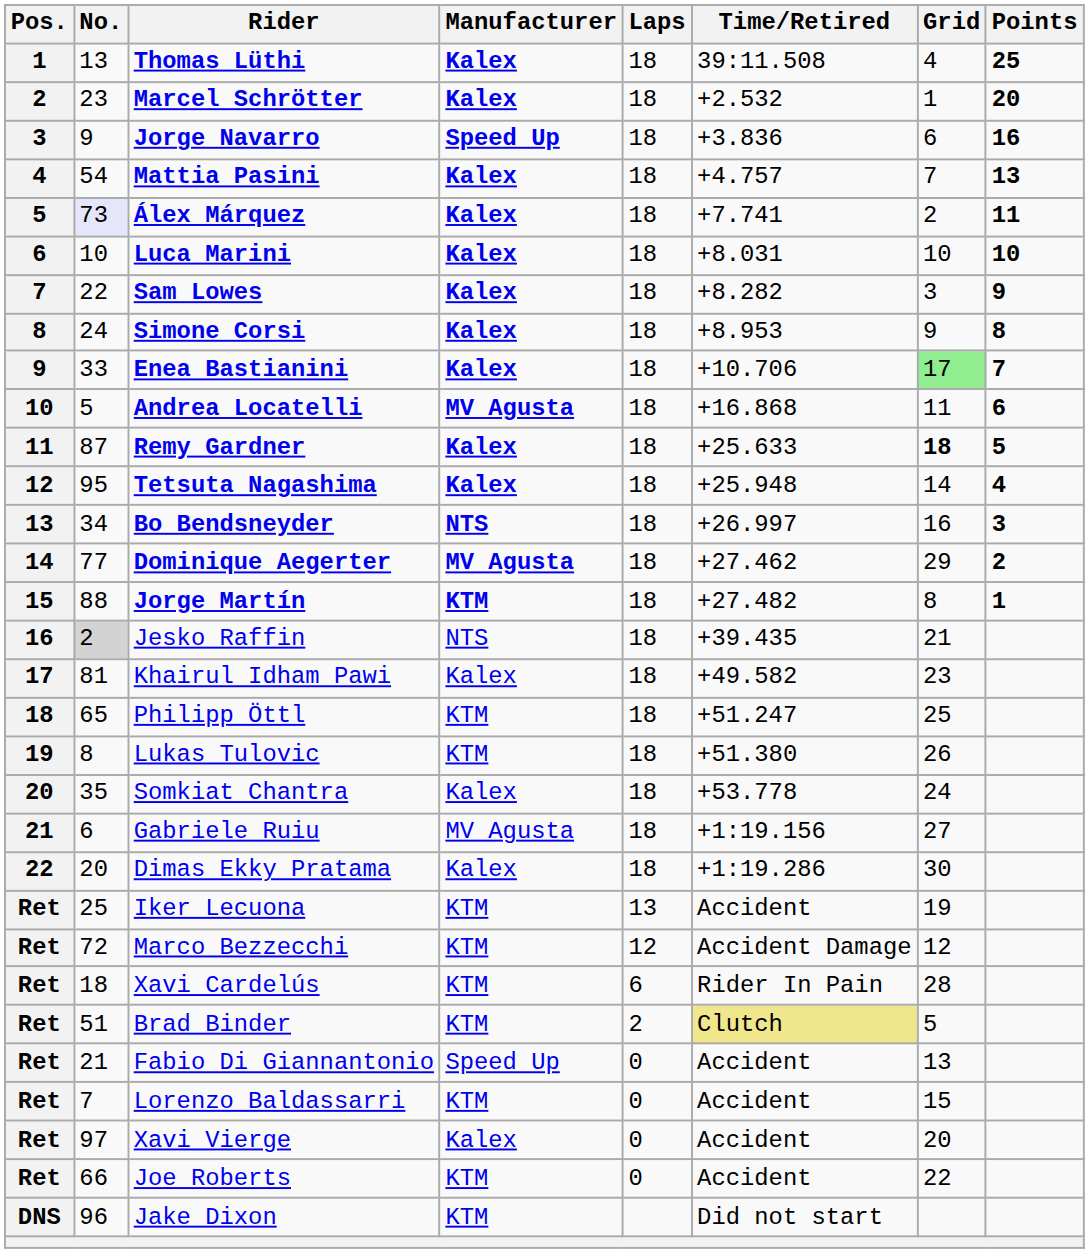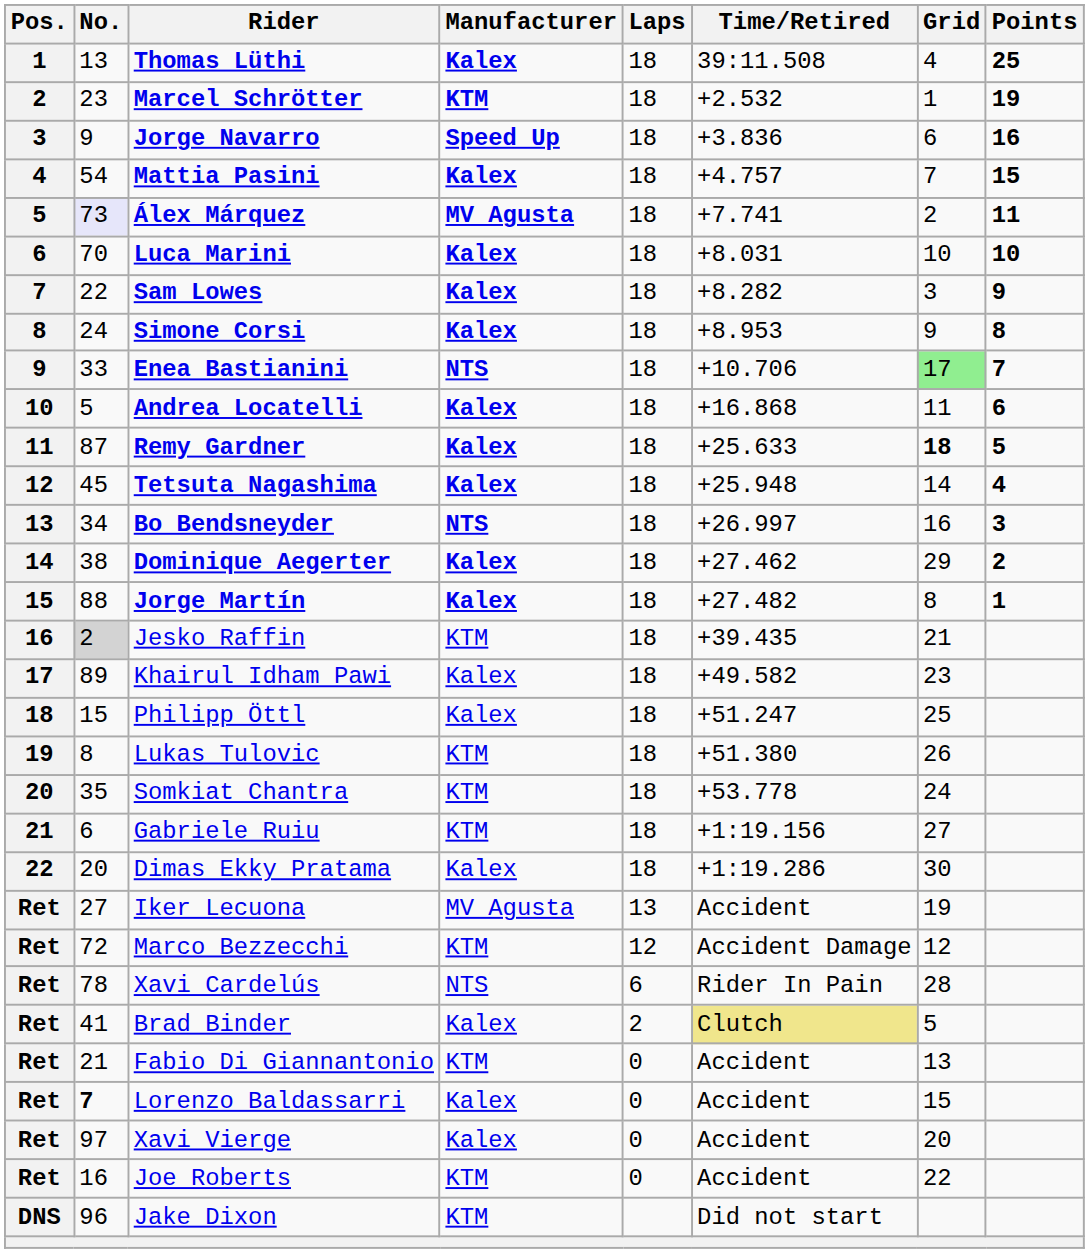(481, 102) Kalex -> (467, 102) KTM
(1006, 102) 20 -> (1006, 102) 19
(1006, 178) 13 -> (1006, 178) 15
(481, 217) Kalex -> (510, 217) MV Agusta
(94, 255) 10 -> (94, 255) 70
(481, 371) Kalex -> (467, 371) NTS
(510, 409) MV Agusta -> (481, 409) Kalex
(94, 486) 95 -> (94, 486) 45
(94, 563) 77 -> (94, 563) 38
(510, 563) MV Agusta -> (481, 563) Kalex
(467, 602) KTM -> (481, 602) Kalex
(467, 640) NTS -> (467, 640) KTM
(94, 679) 81 -> (94, 679) 89
(94, 717) 65 -> (94, 717) 15
(467, 717) KTM -> (481, 717) Kalex
(481, 794) Kalex -> (467, 794) KTM
(510, 833) MV Agusta -> (467, 833) KTM
(94, 910) 25 -> (94, 910) 27
(467, 910) KTM -> (510, 910) MV Agusta
(94, 987) 18 -> (94, 987) 78
(467, 987) KTM -> (467, 987) NTS
(94, 1025) 51 -> (94, 1025) 41
(467, 1025) KTM -> (481, 1025) Kalex
(503, 1063) Speed Up -> (467, 1063) KTM
(87, 1102) normal -> (87, 1102) bold
(467, 1102) KTM -> (481, 1102) Kalex
(94, 1179) 66 -> (94, 1179) 16
